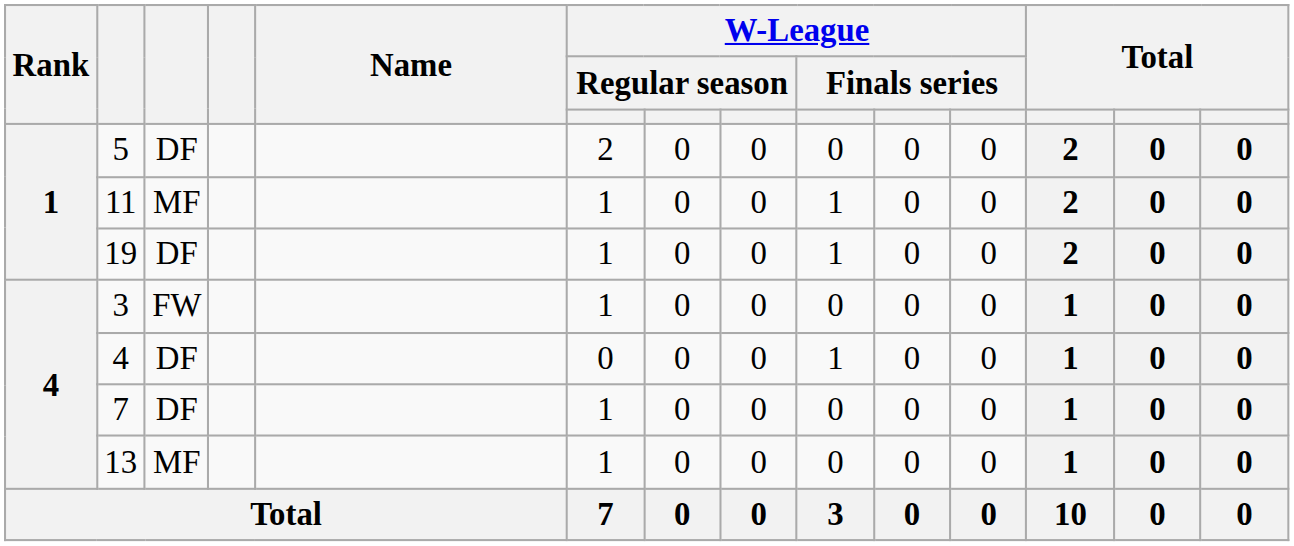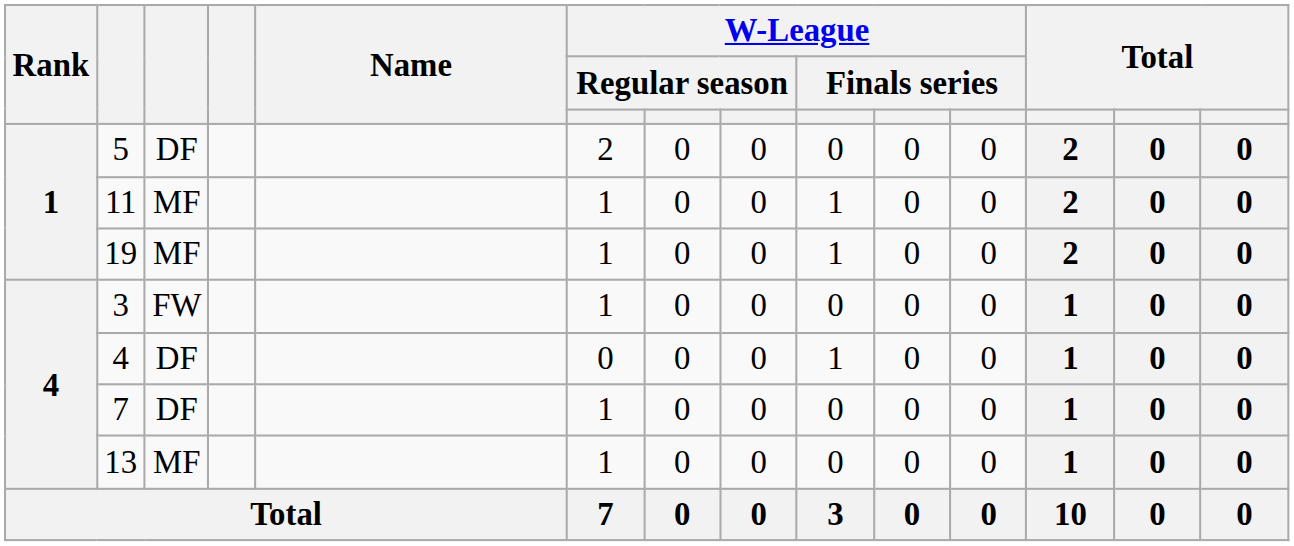(177, 253) DF -> (177, 253) MF
